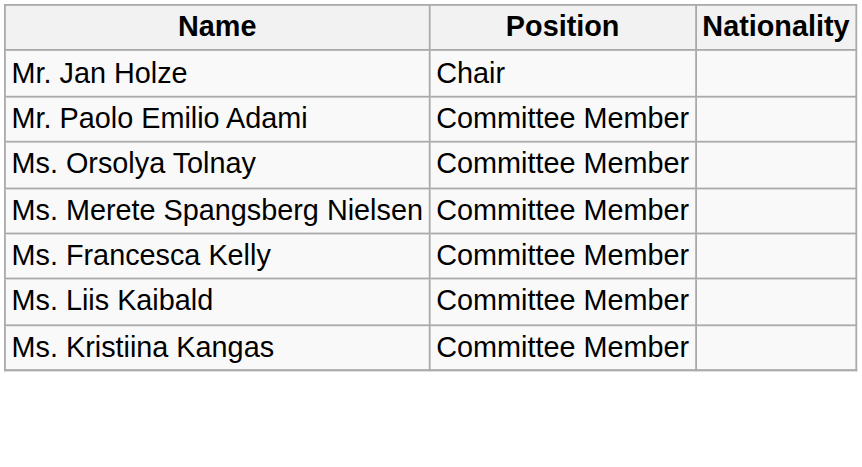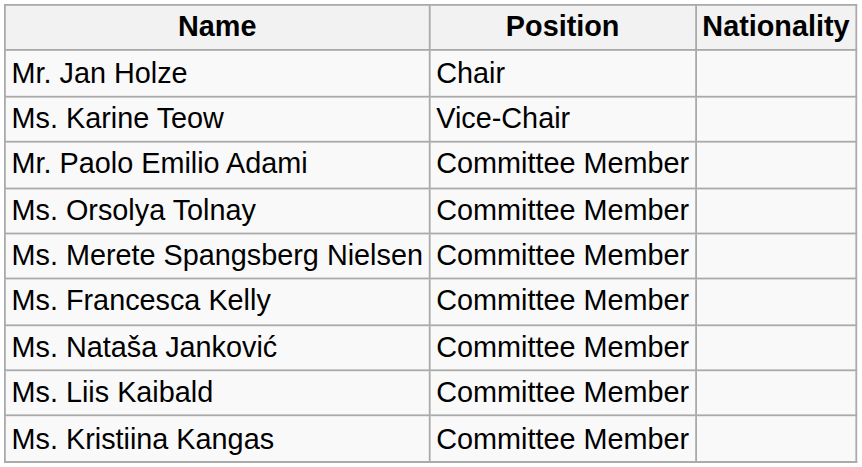+ row: (118, 118)
+ row: (144, 347)
